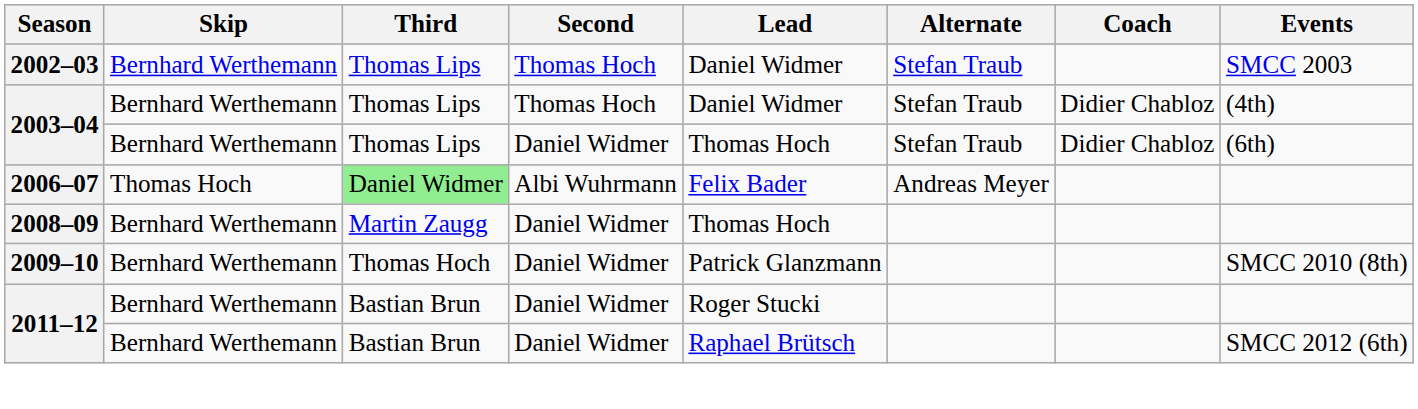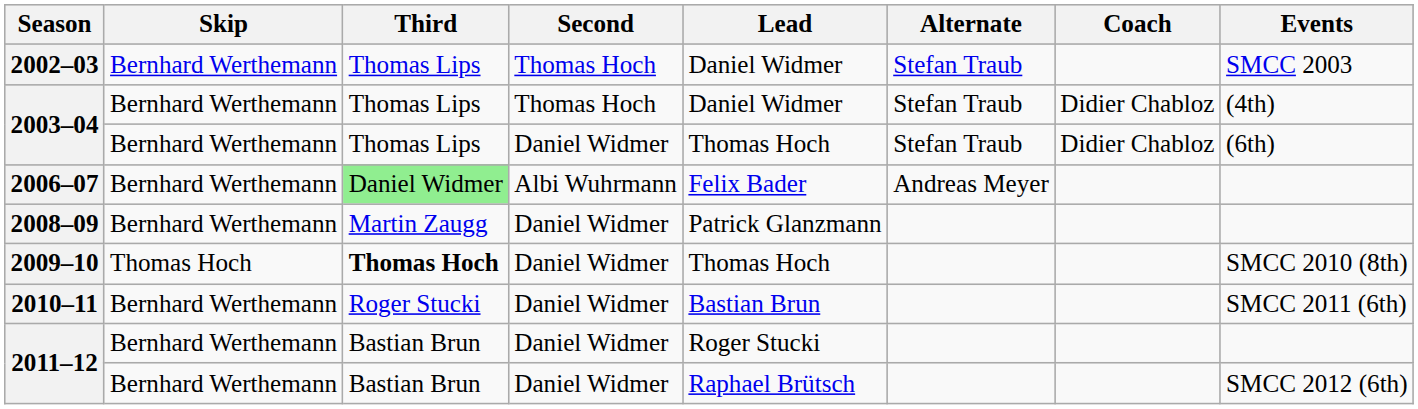(181, 183) Thomas Hoch -> (224, 183) Bernhard Werthemann
(759, 223) Thomas Hoch -> (785, 223) Patrick Glanzmann
(224, 263) Bernhard Werthemann -> (181, 263) Thomas Hoch
(419, 263) normal -> (424, 263) bold
(785, 263) Patrick Glanzmann -> (759, 263) Thomas Hoch
+ row: (55, 303)
